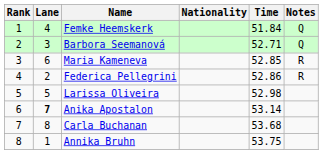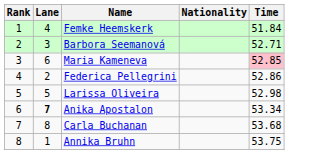- column: (301, 12)
(266, 61) no background -> (266, 61) pink background
(266, 109) 53.14 -> (266, 109) 53.34
